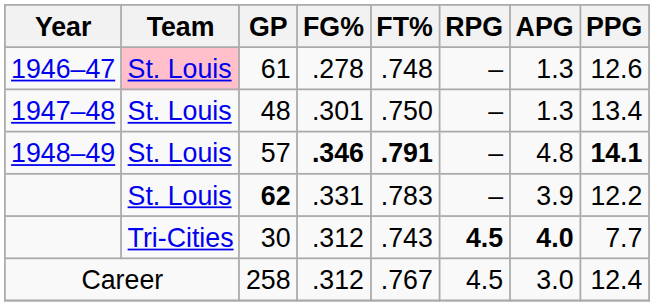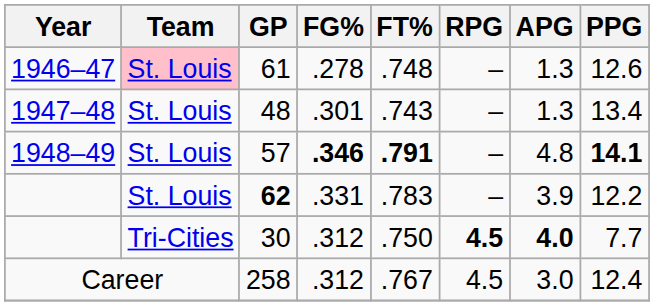(407, 111) .750 -> (407, 111) .743
(407, 238) .743 -> (407, 238) .750
